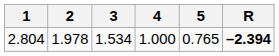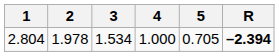(201, 39) 0.765 -> (201, 39) 0.705
